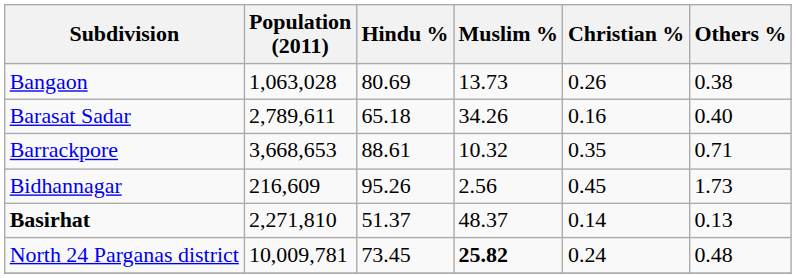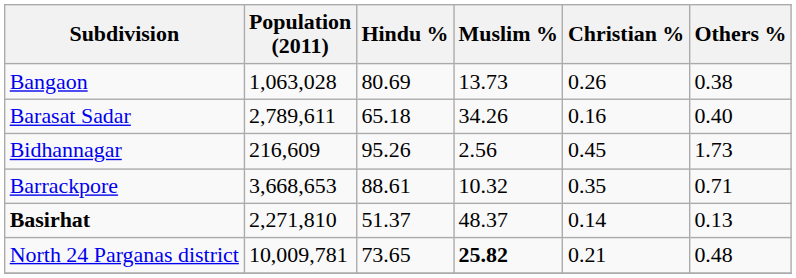rows swapped: (64, 150) <-> (66, 185)
(386, 255) 73.45 -> (386, 255) 73.65
(587, 255) 0.24 -> (587, 255) 0.21
